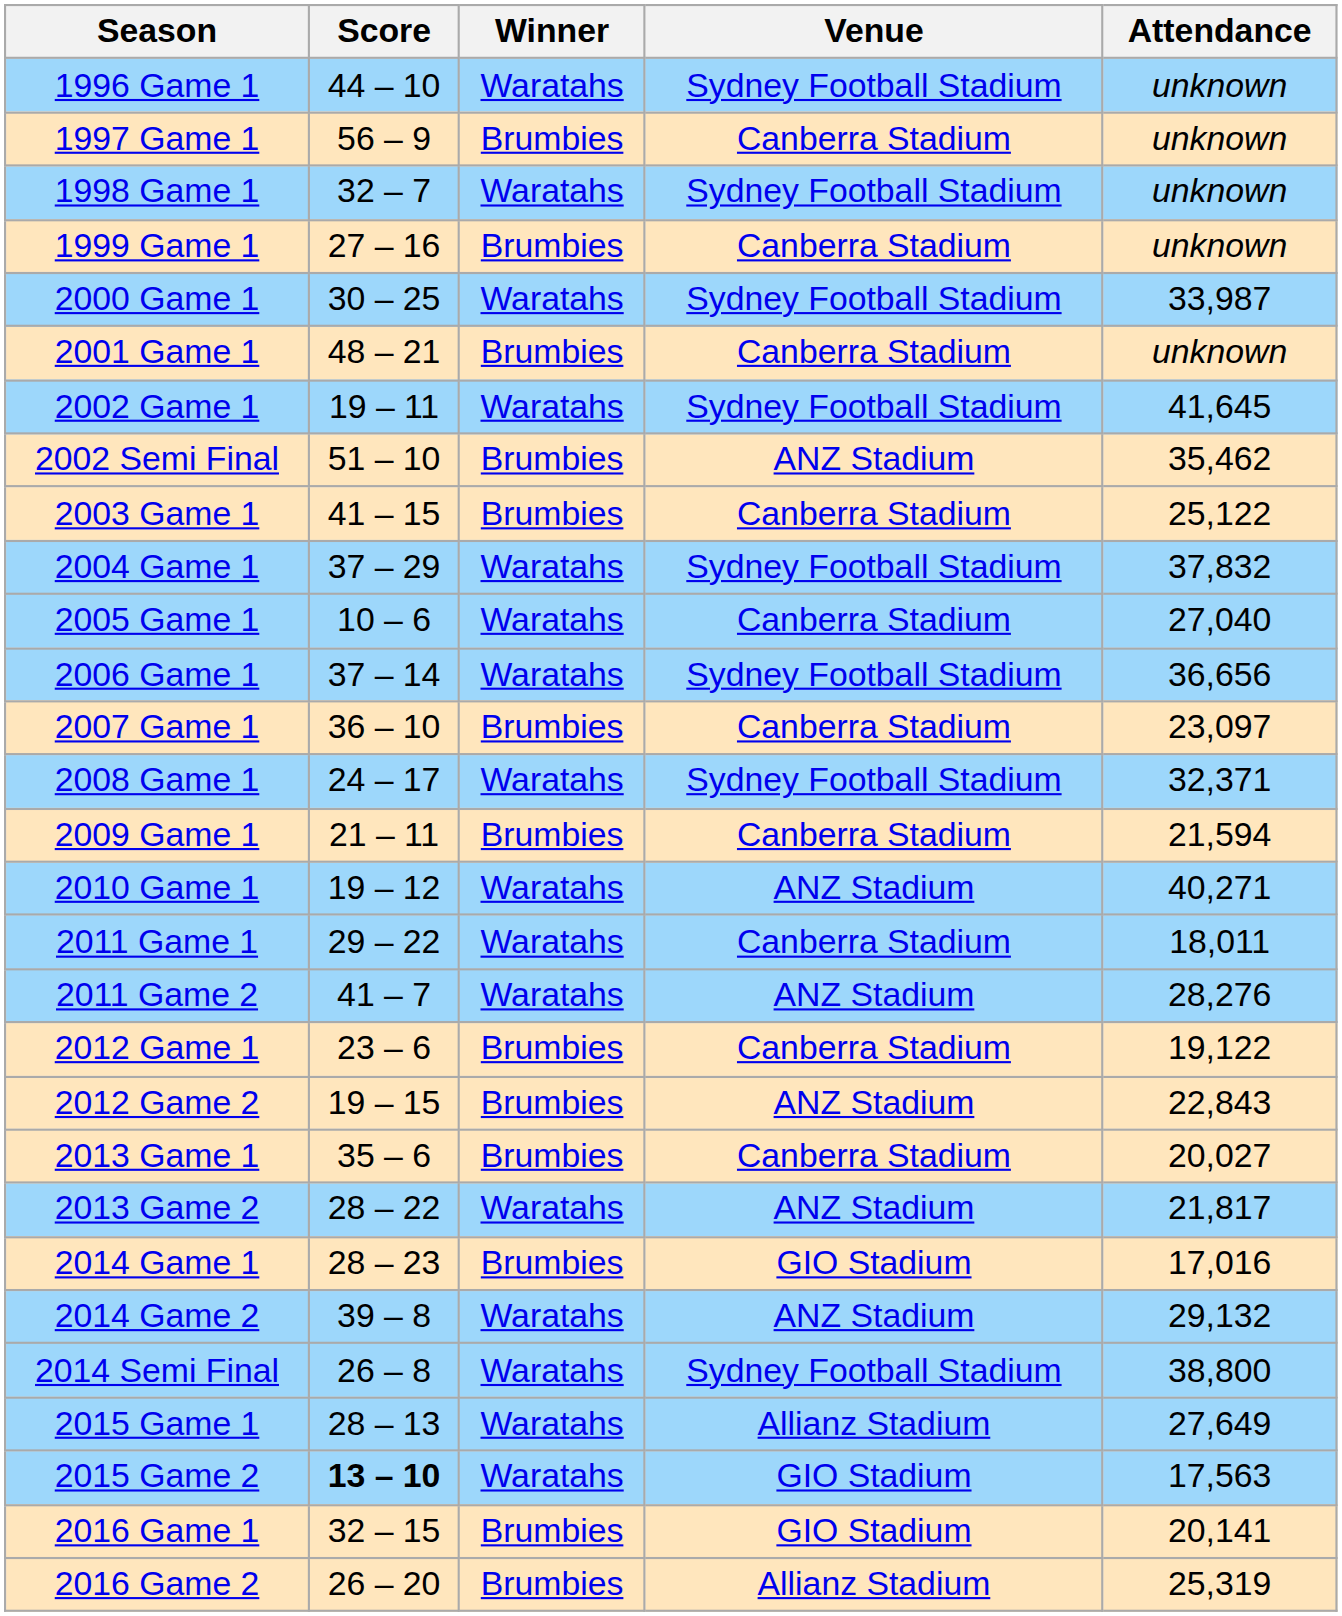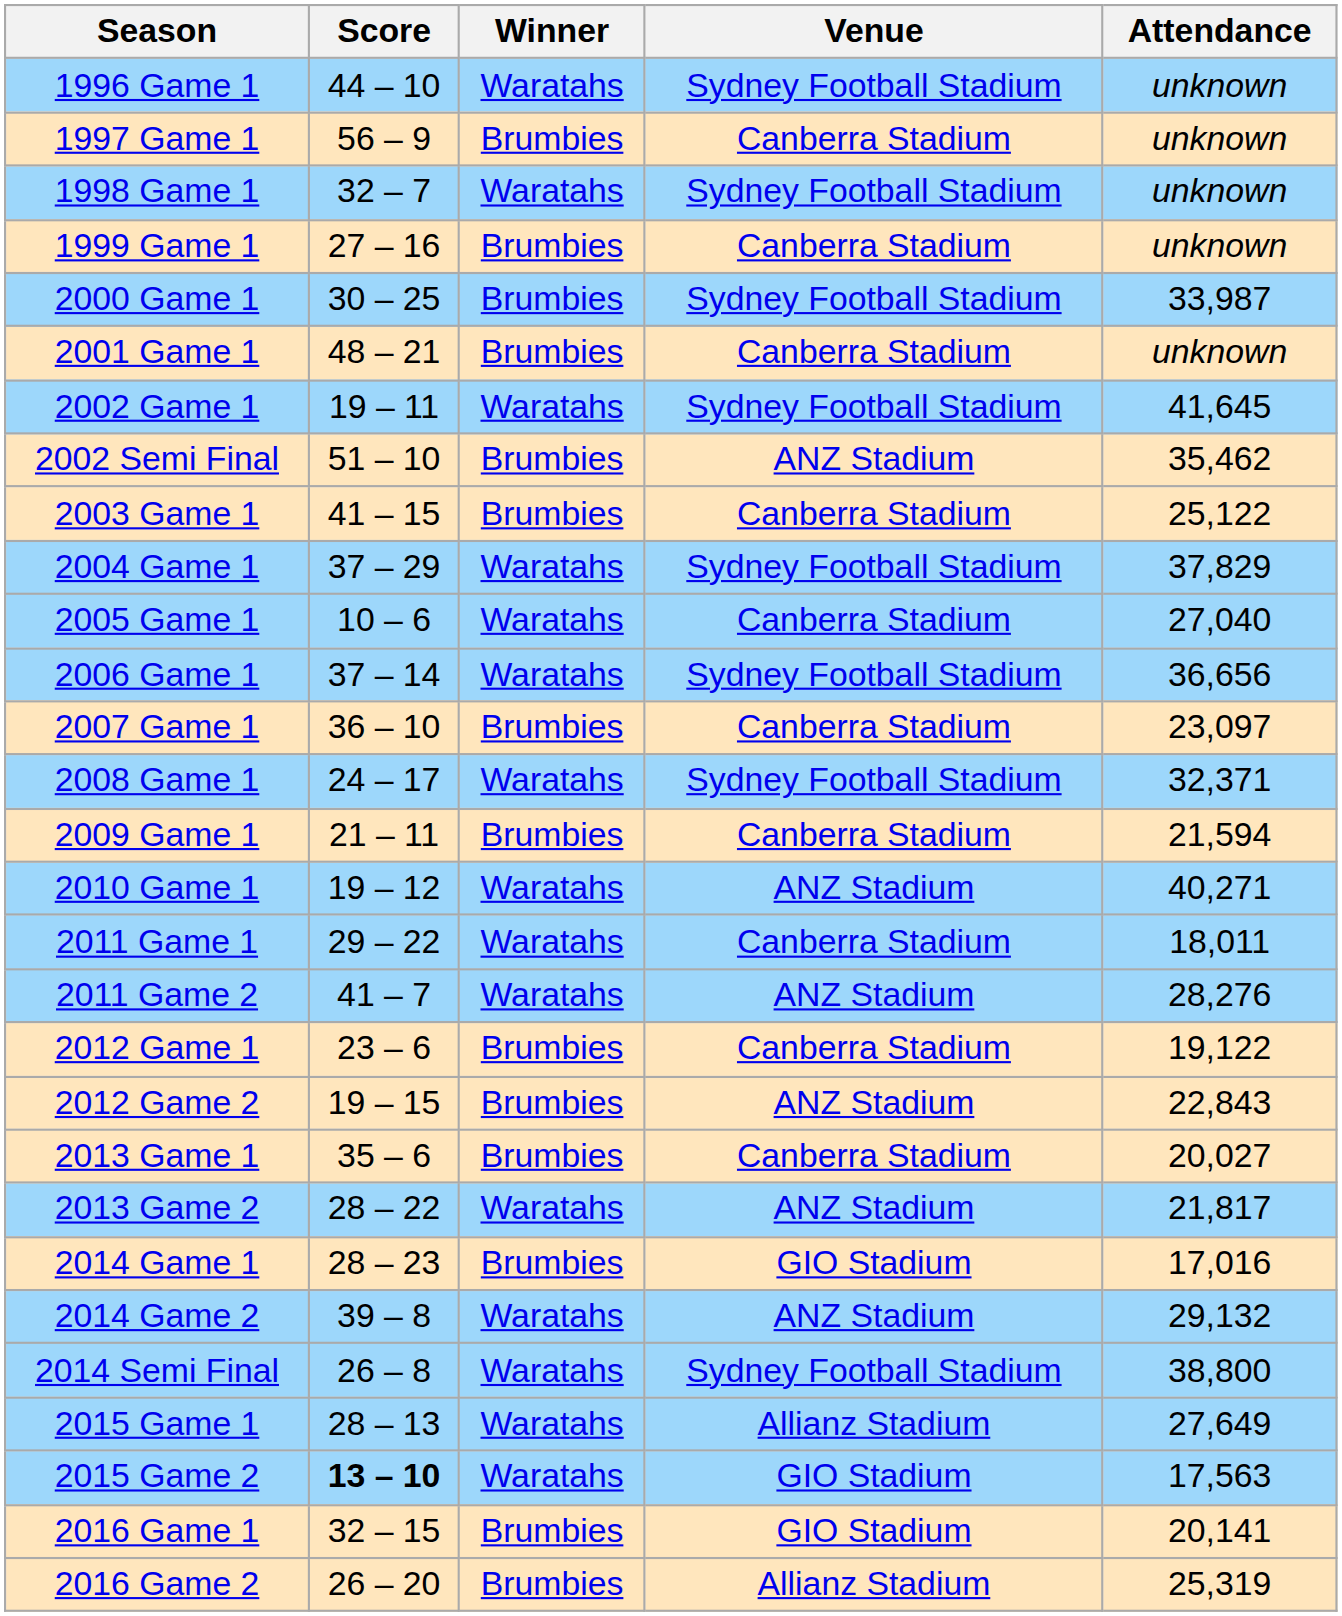(552, 298) Waratahs -> (552, 298) Brumbies
(1220, 566) 37,832 -> (1220, 566) 37,829
